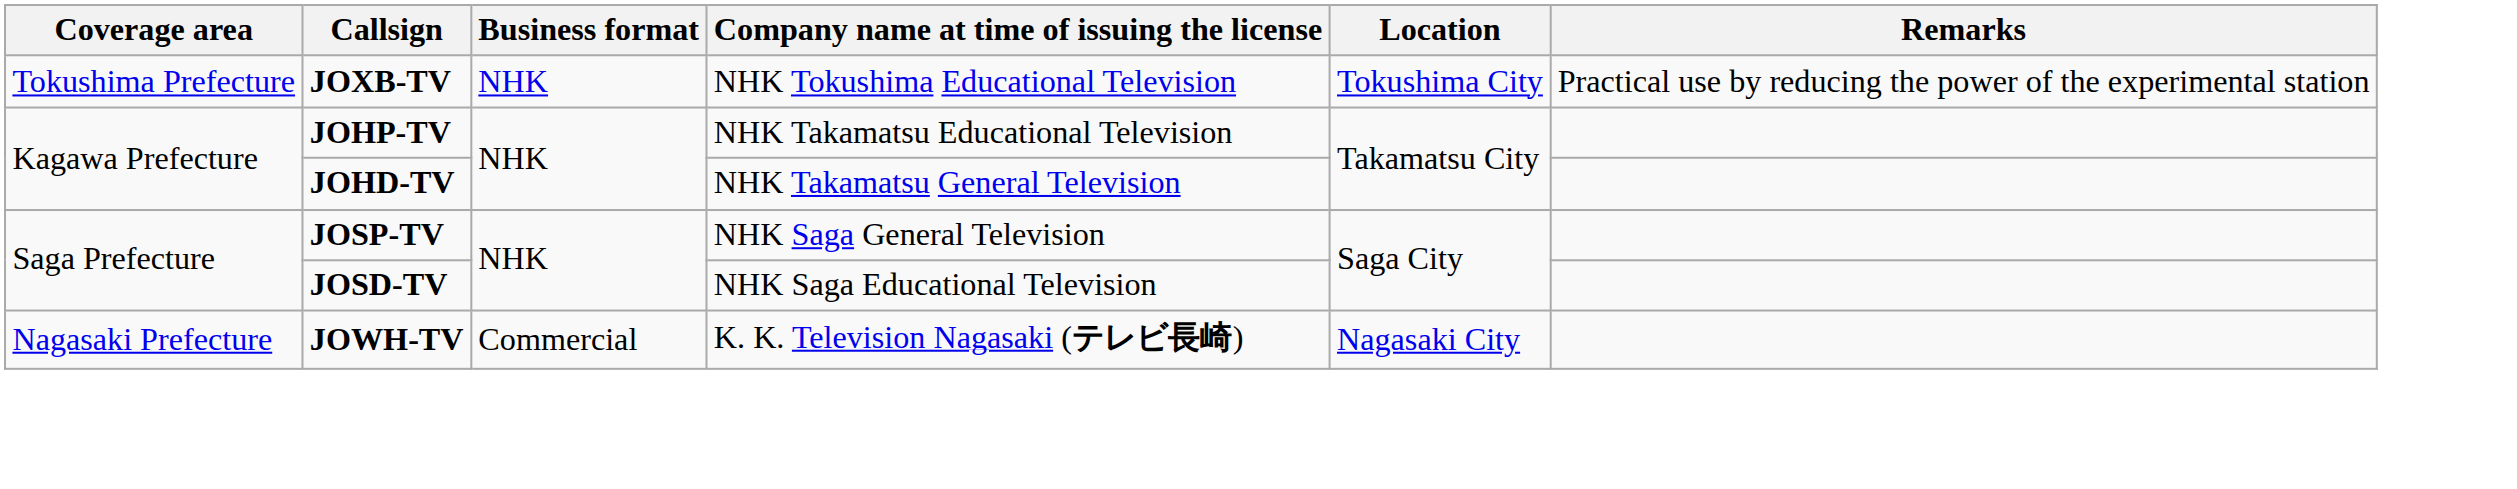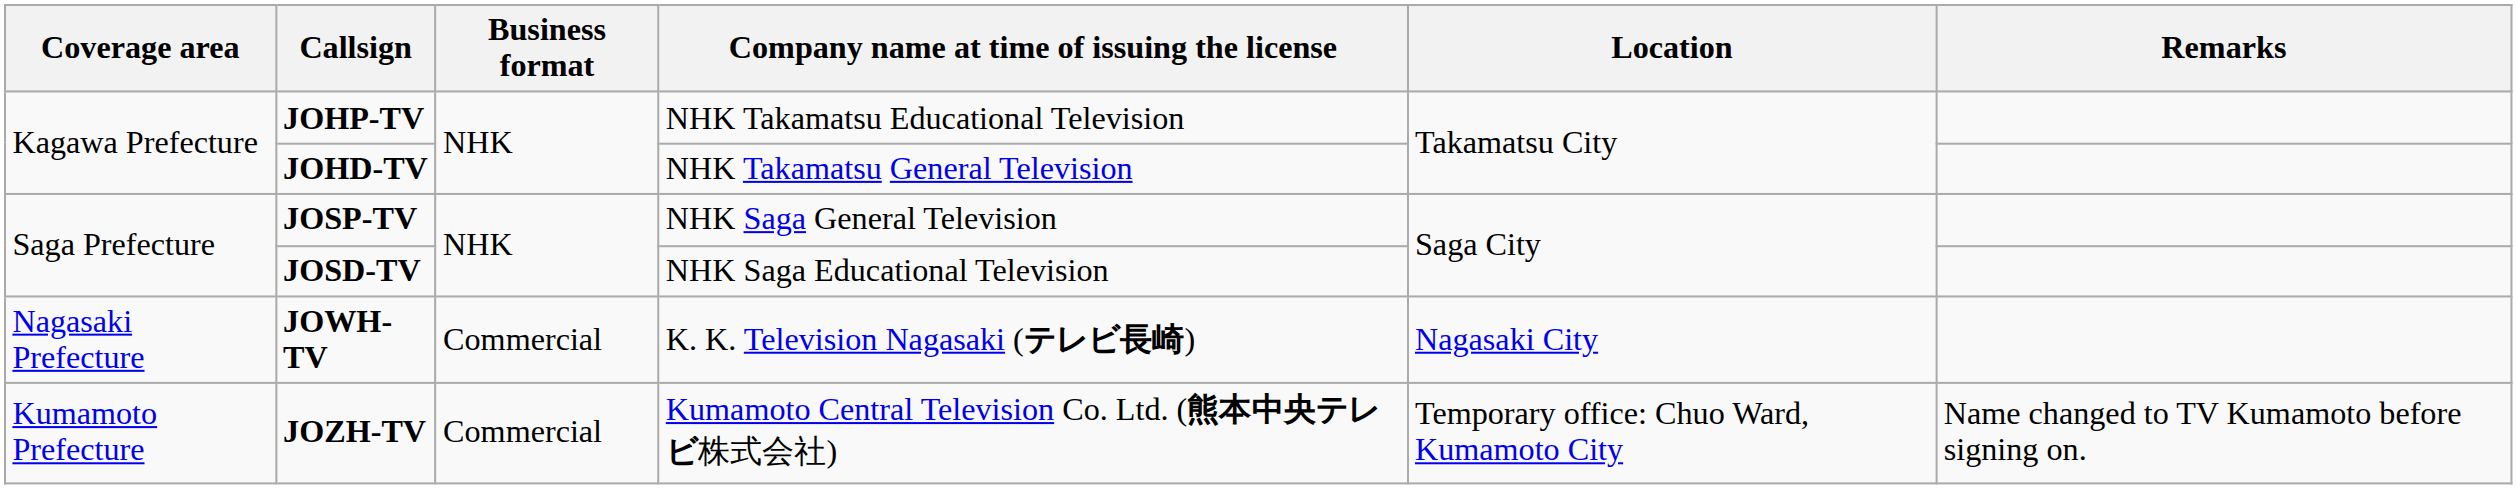- row: (380, 81)
+ row: (355, 432)
